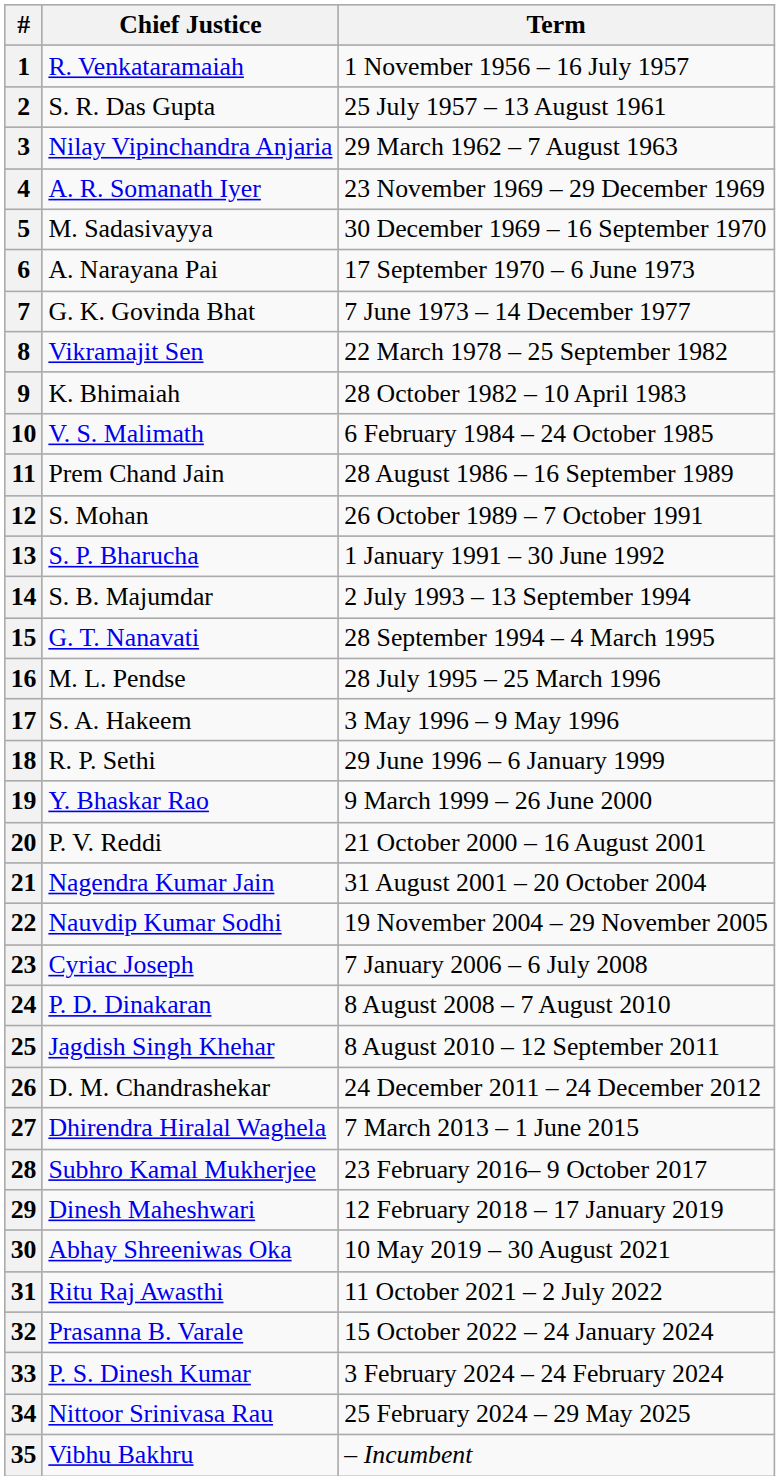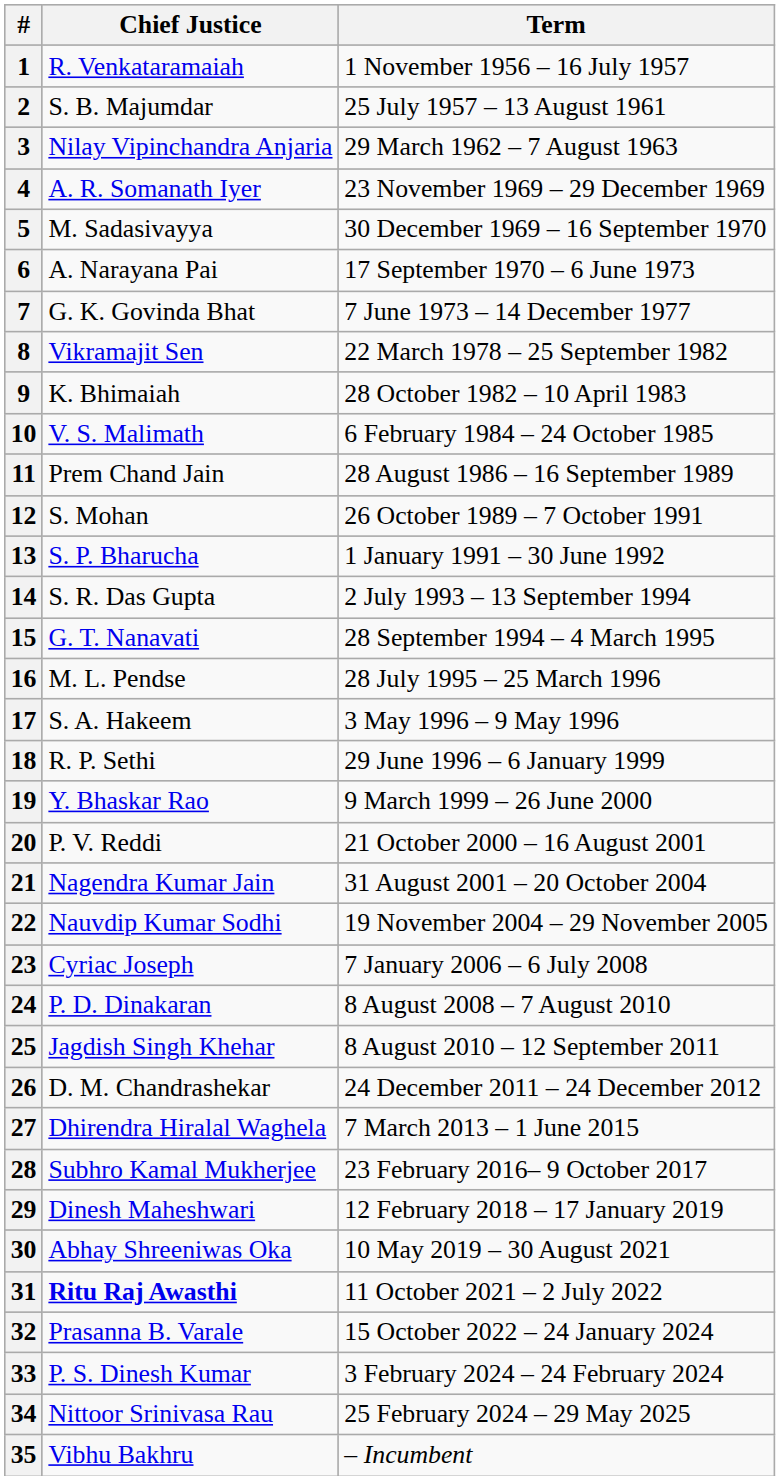(132, 106) S. R. Das Gupta -> (131, 106) S. B. Majumdar
(131, 596) S. B. Majumdar -> (132, 596) S. R. Das Gupta
(136, 1291) normal -> (143, 1291) bold
